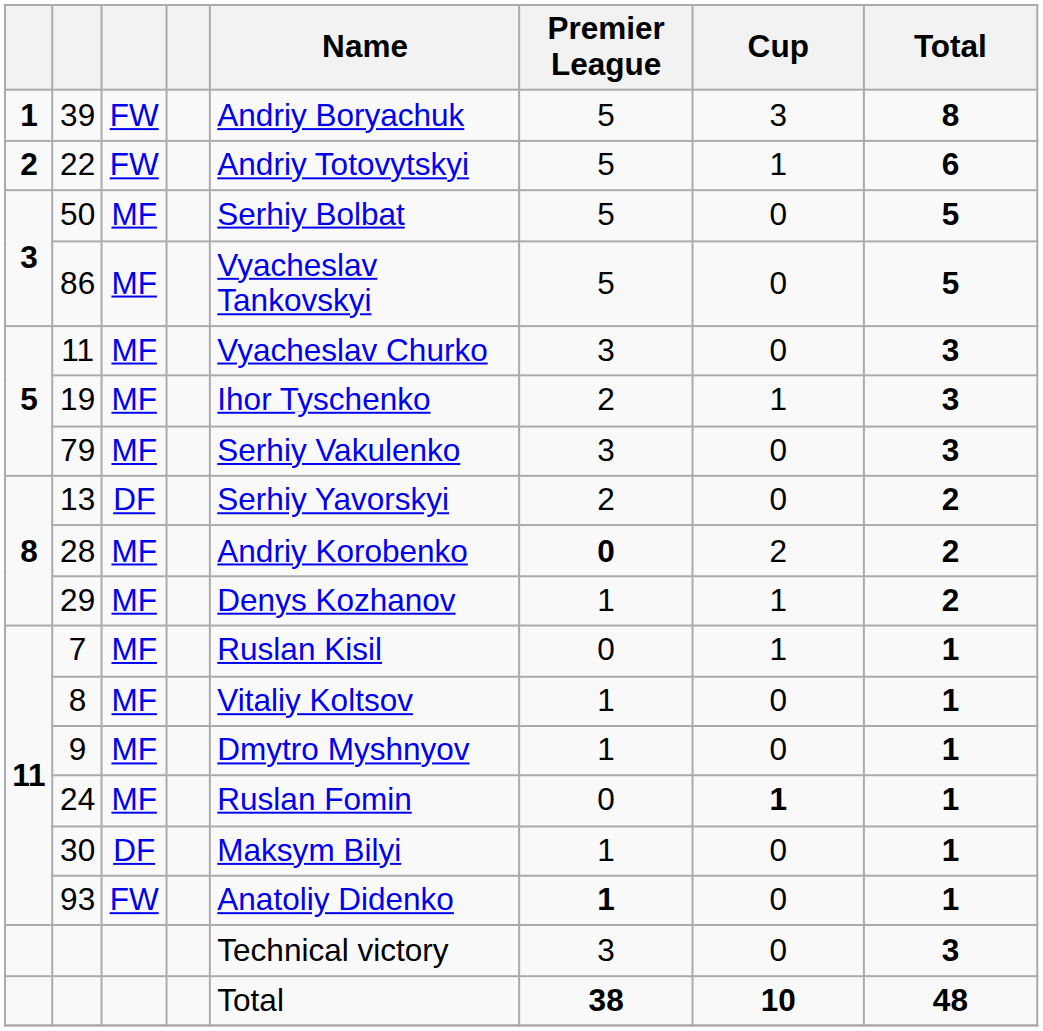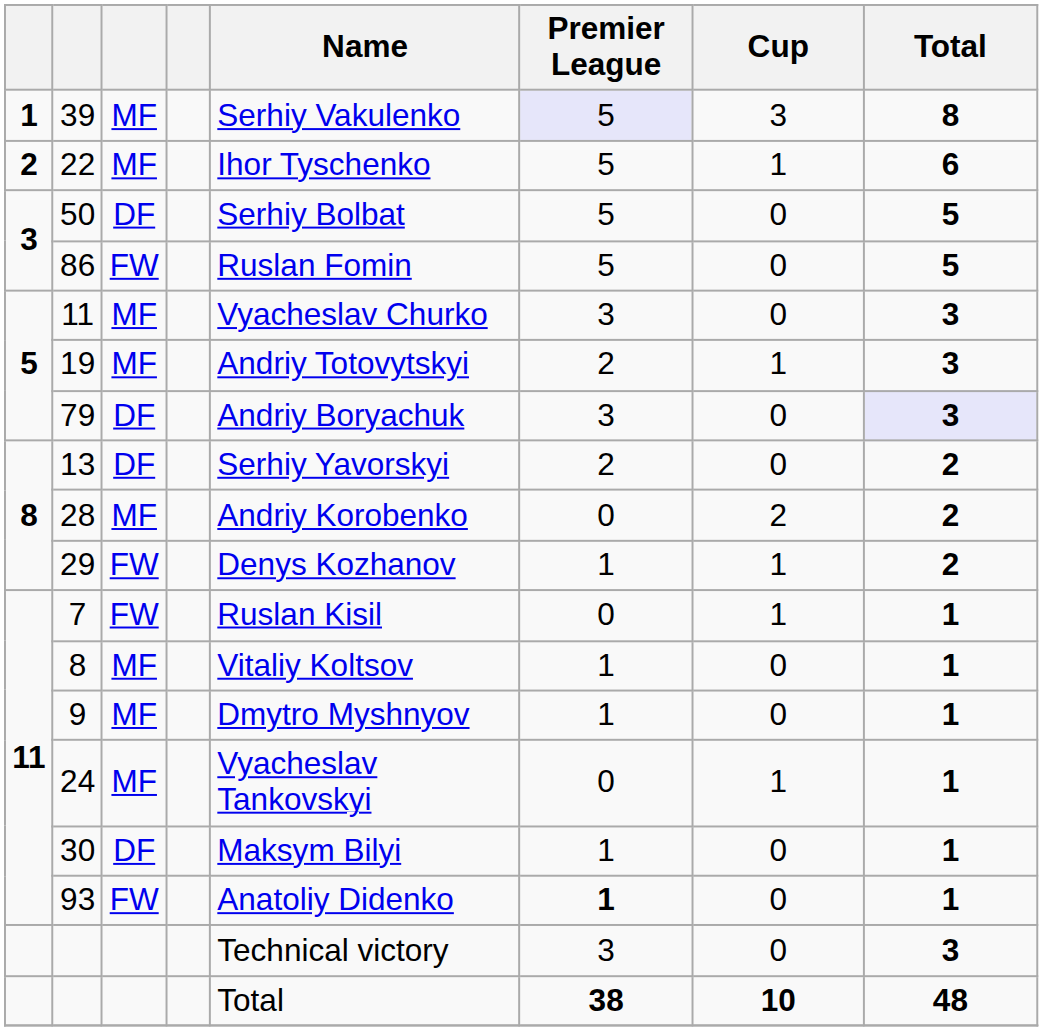(134, 114) FW -> (134, 114) MF
(341, 114) Andriy Boryachuk -> (339, 114) Serhiy Vakulenko
(606, 114) no background -> (606, 114) lavender background
(134, 164) FW -> (134, 164) MF
(343, 164) Andriy Totovytskyi -> (324, 164) Ihor Tyschenko
(134, 214) MF -> (134, 214) DF
(134, 282) MF -> (134, 264) FW
(297, 282) Vyacheslav Tankovskyi -> (315, 264) Ruslan Fomin
(324, 400) Ihor Tyschenko -> (343, 364) Andriy Totovytskyi
(134, 450) MF -> (134, 414) DF
(339, 450) Serhiy Vakulenko -> (341, 414) Andriy Boryachuk
(950, 450) no background -> (950, 414) lavender background
(606, 550) bold -> (606, 514) normal
(134, 600) MF -> (134, 564) FW
(134, 650) MF -> (134, 614) FW
(315, 800) Ruslan Fomin -> (297, 782) Vyacheslav Tankovskyi
(778, 800) bold -> (778, 782) normal
